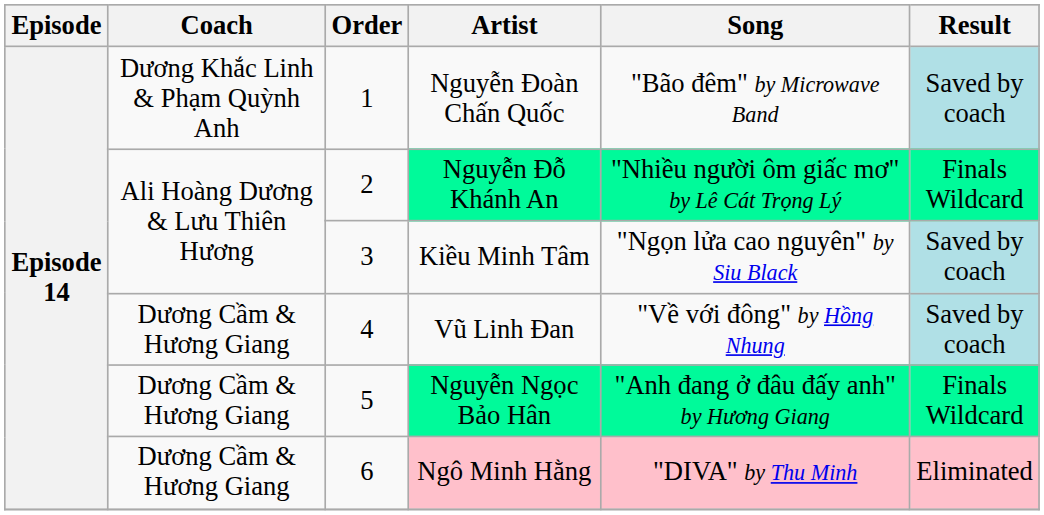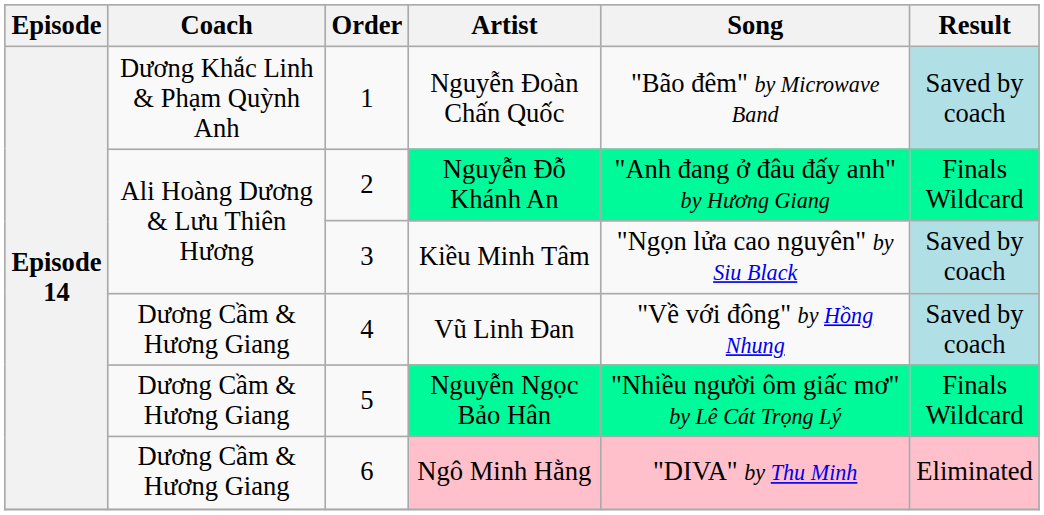(755, 184) "Nhiều người ôm giấc mơ" by Lê Cát Trọng Lý -> (755, 184) "Anh đang ở đâu đấy anh" by Hương Giang
(755, 400) "Anh đang ở đâu đấy anh" by Hương Giang -> (755, 400) "Nhiều người ôm giấc mơ" by Lê Cát Trọng Lý
